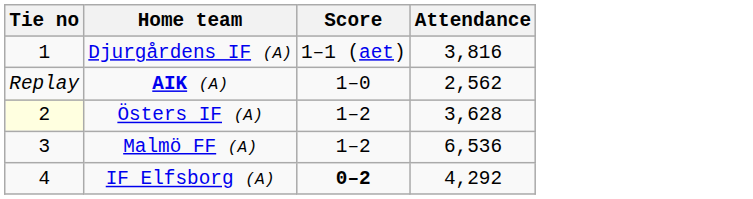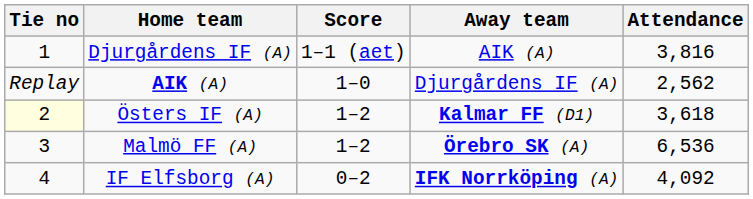+ column: (517, 21)
(473, 115) 3,628 -> (686, 115) 3,618
(353, 178) bold -> (353, 178) normal
(473, 178) 4,292 -> (686, 178) 4,092
